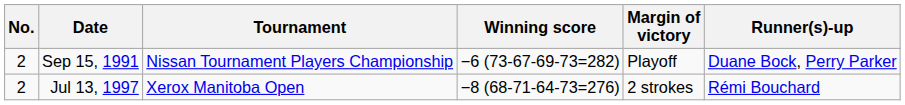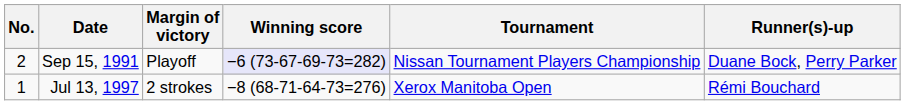columns swapped: (300, 27) <-> (664, 27)
(540, 62) no background -> (307, 62) lavender background
(21, 87) 2 -> (21, 87) 1
